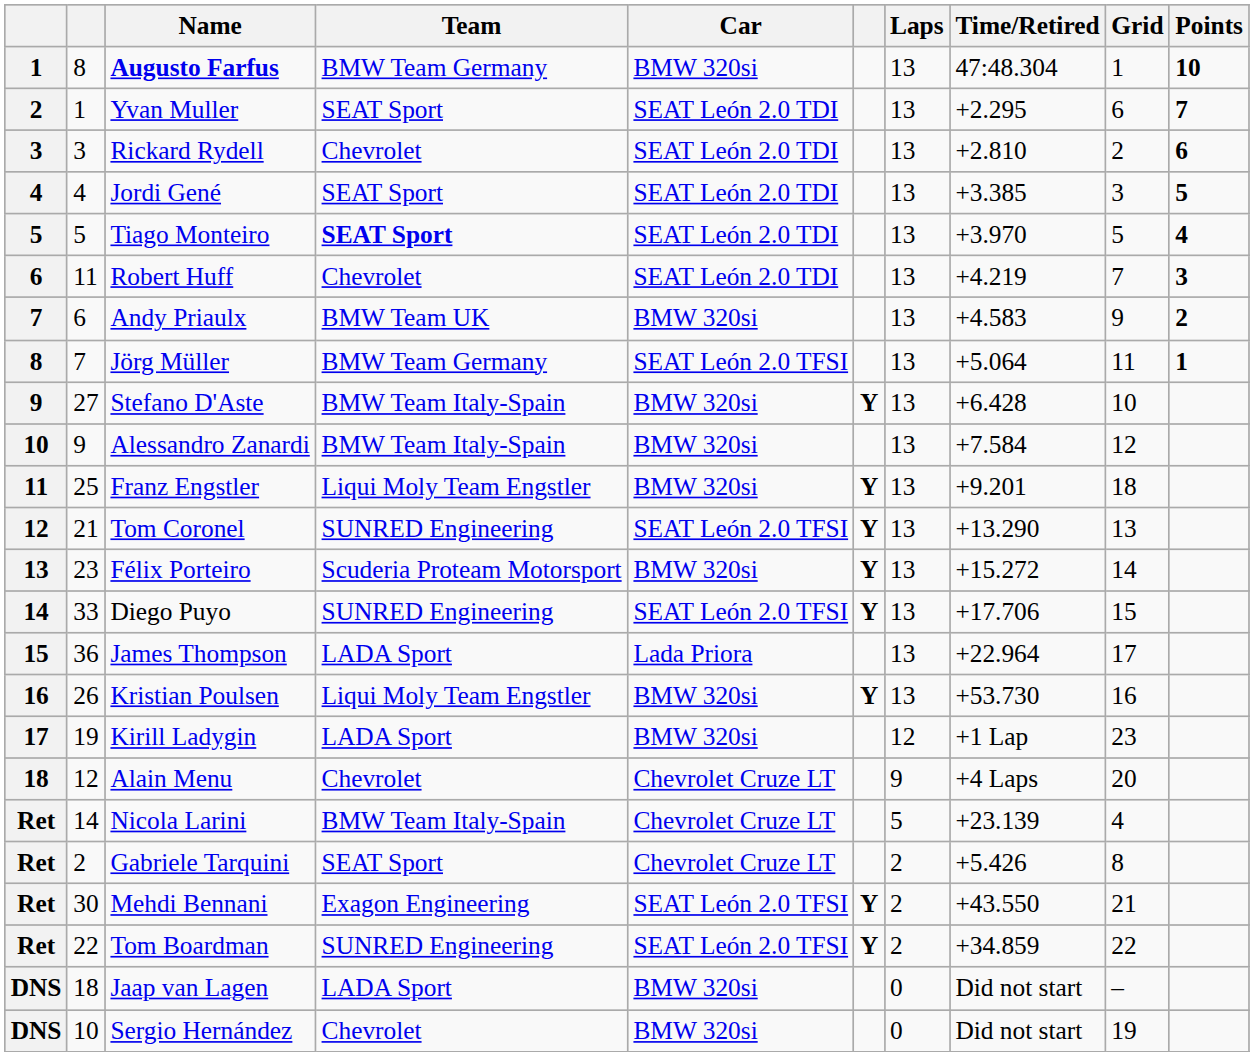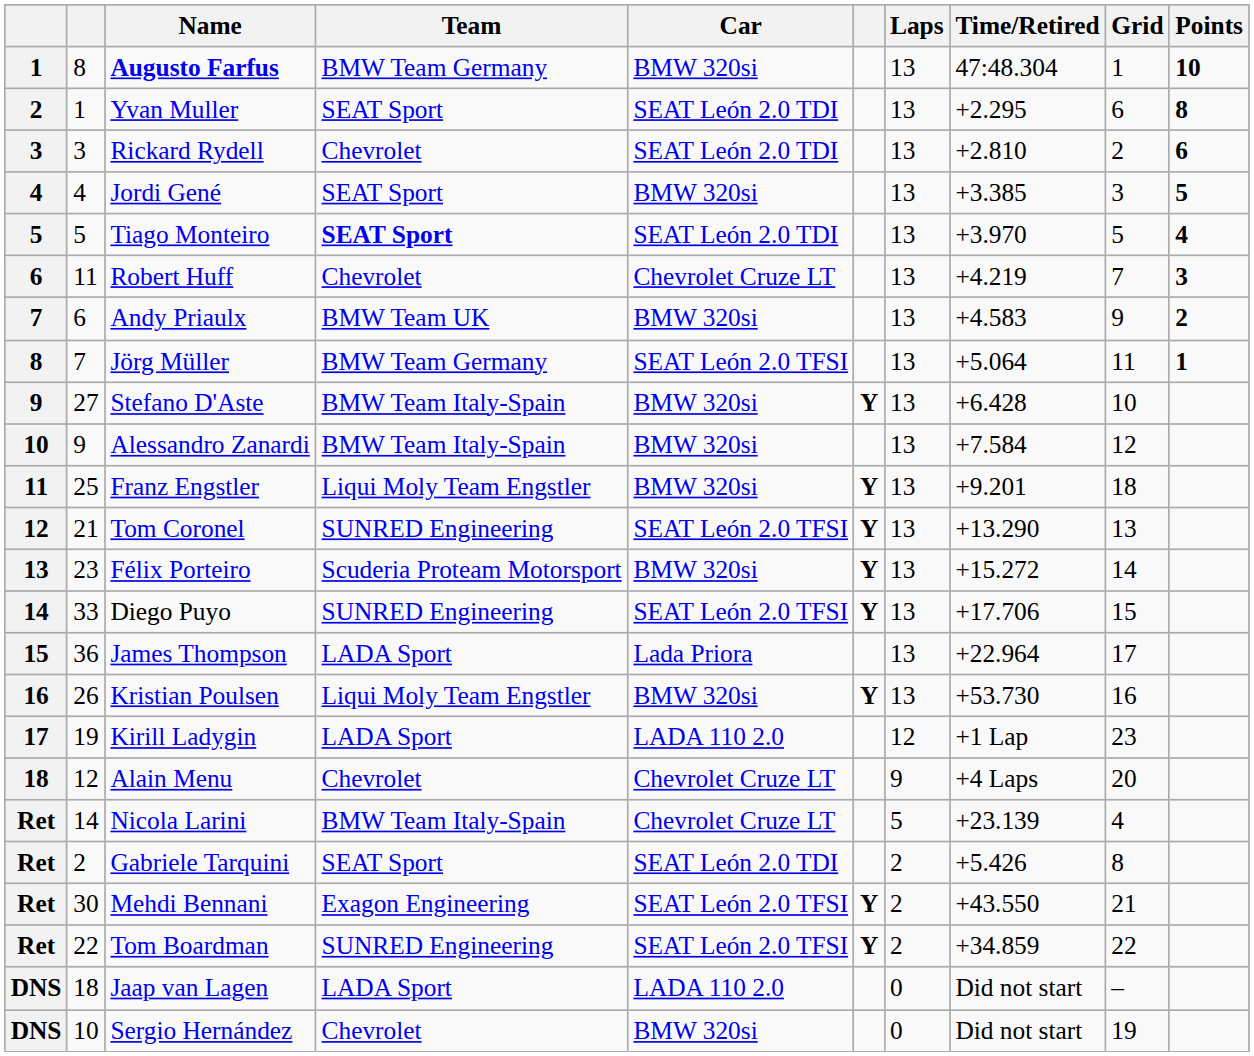(1182, 109) 7 -> (1182, 109) 8
(736, 193) SEAT León 2.0 TDI -> (696, 193) BMW 320si
(736, 276) SEAT León 2.0 TDI -> (734, 276) Chevrolet Cruze LT
(696, 737) BMW 320si -> (709, 737) LADA 110 2.0
(734, 862) Chevrolet Cruze LT -> (736, 862) SEAT León 2.0 TDI
(696, 988) BMW 320si -> (709, 988) LADA 110 2.0
